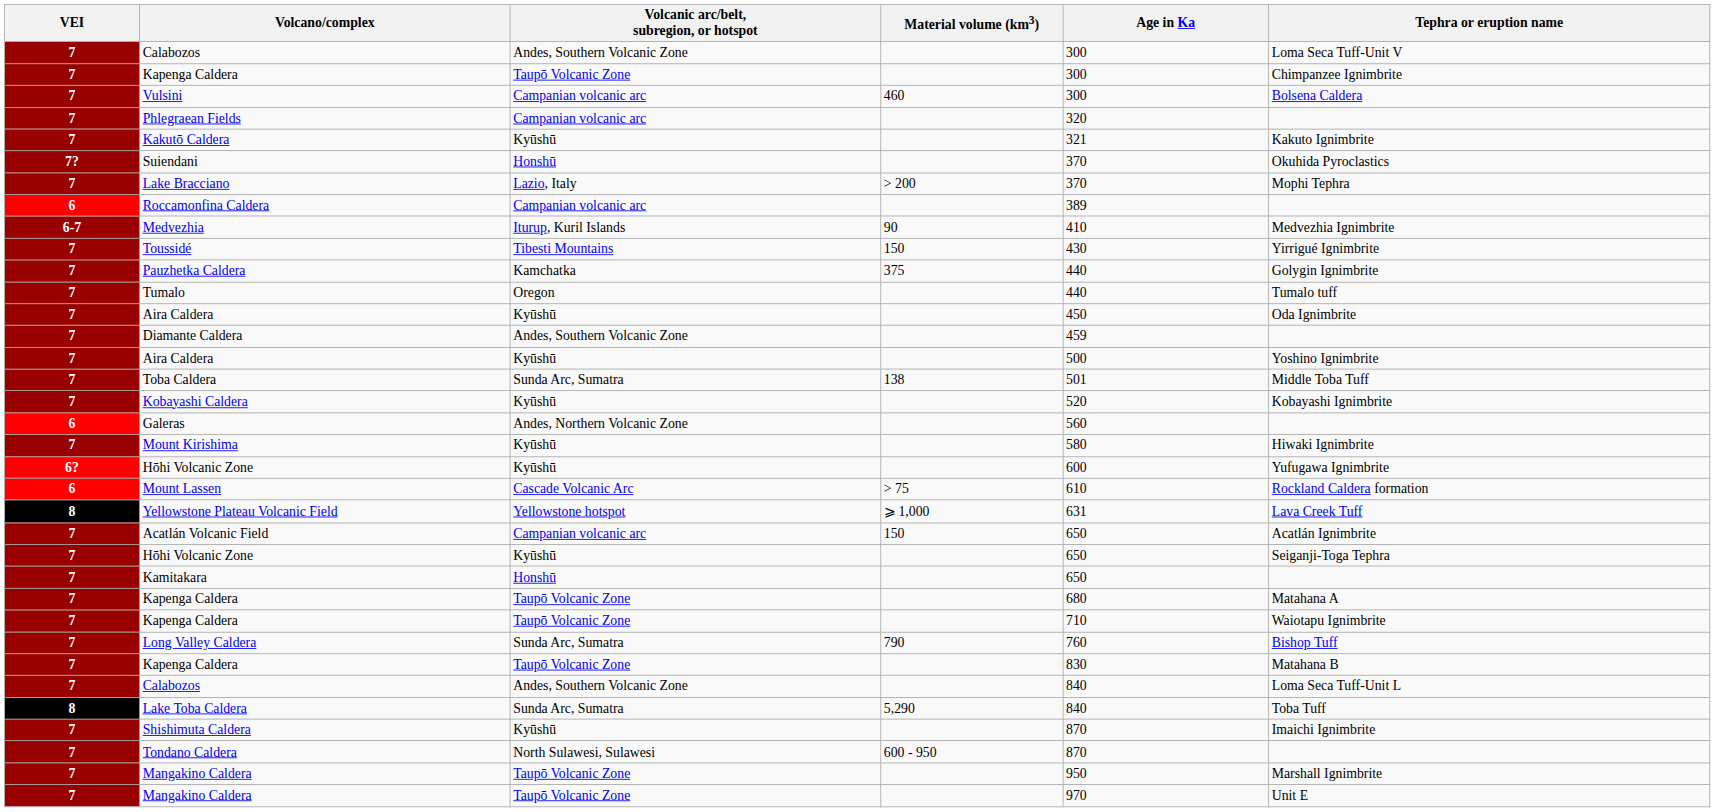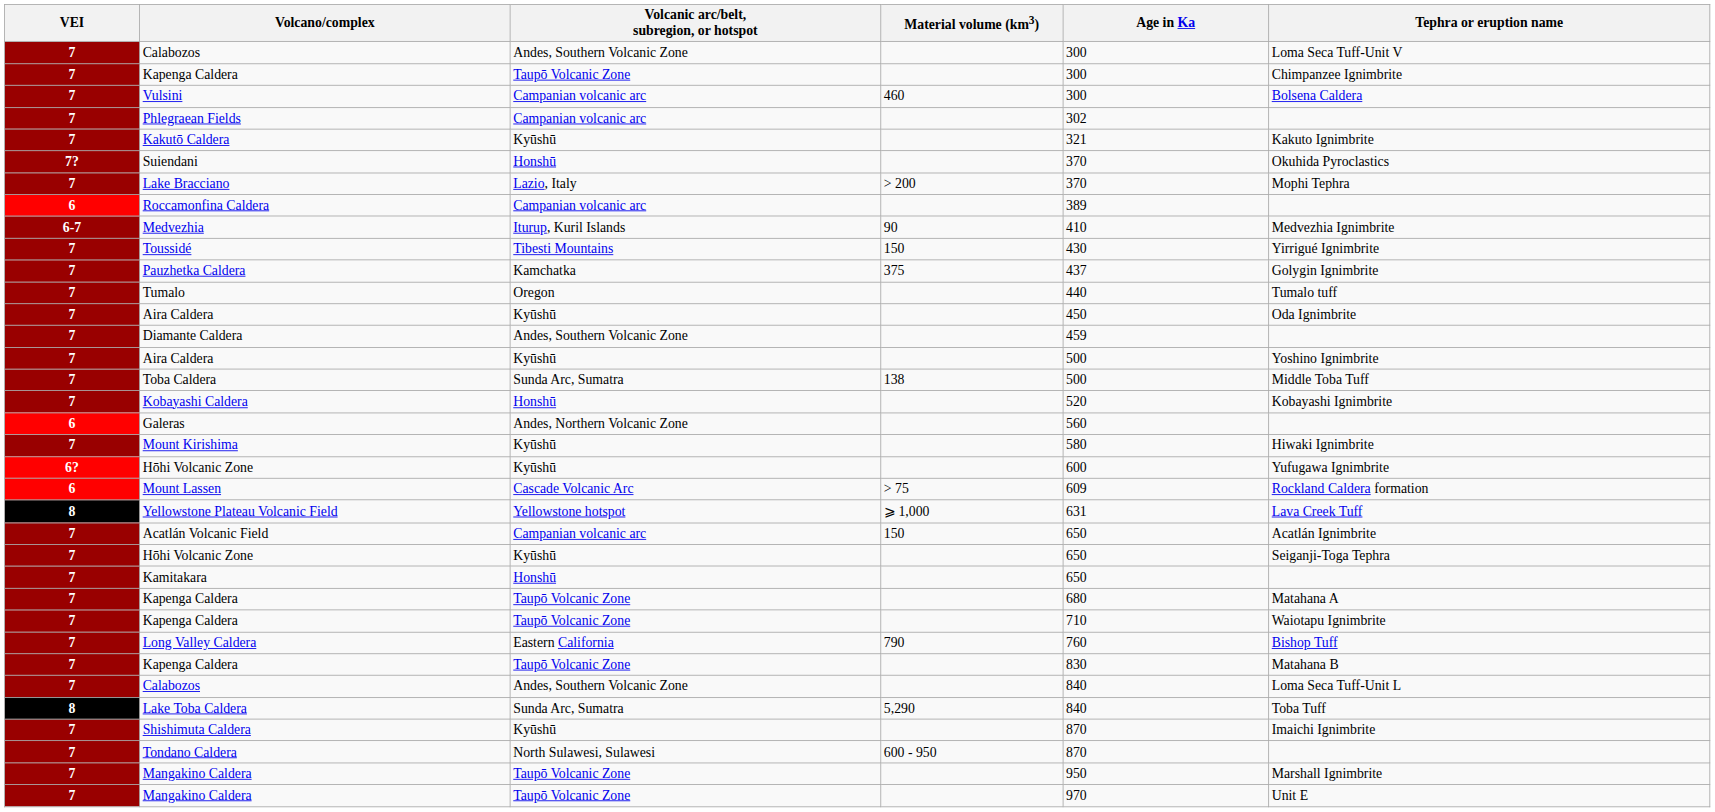(1076, 118) 320 -> (1076, 118) 302
(1076, 270) 440 -> (1076, 270) 437
(1076, 380) 501 -> (1076, 380) 500
(535, 401) Kyūshū -> (535, 401) Honshū
(1076, 489) 610 -> (1076, 489) 609
(568, 642) Sunda Arc, Sumatra -> (564, 642) Eastern California
